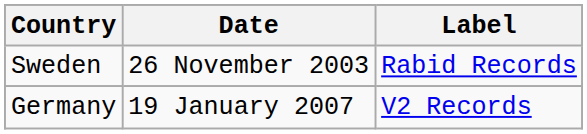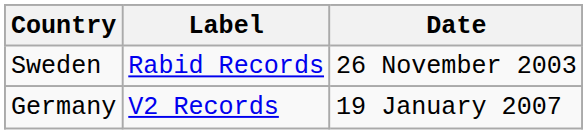columns swapped: (249, 25) <-> (479, 25)
